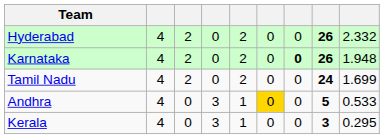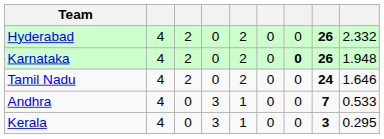(359, 79) 1.699 -> (359, 79) 1.646
(271, 101) gold background -> (271, 101) no background
(326, 101) 5 -> (326, 101) 7
